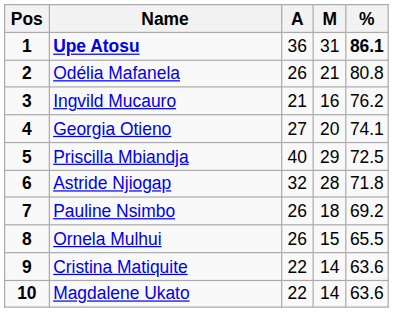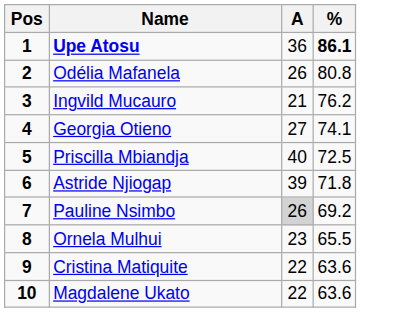- column: (330, 19)
(297, 184) 32 -> (297, 184) 39
(297, 211) no background -> (297, 211) lightgrey background
(297, 239) 26 -> (297, 239) 23
